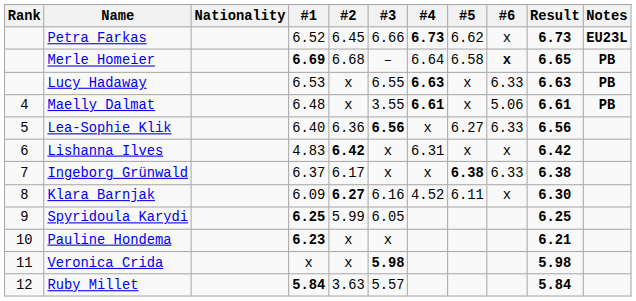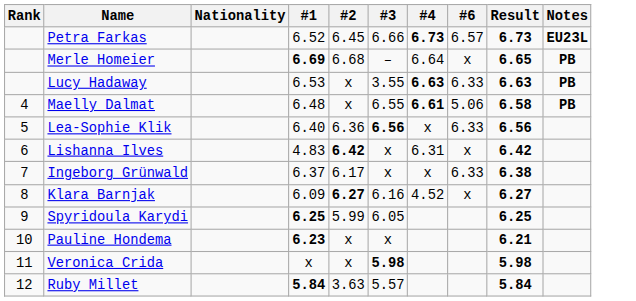- column: (467, 16)
(507, 38) x -> (467, 38) 6.57
(507, 61) bold -> (467, 61) normal
(388, 83) 6.55 -> (388, 83) 3.55
(388, 106) 3.55 -> (388, 106) 6.55
(555, 106) 6.61 -> (515, 106) 6.58
(555, 195) 6.30 -> (515, 195) 6.27
